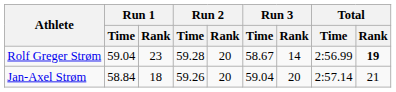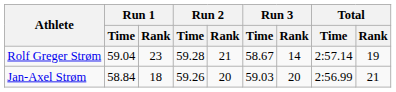(225, 56) 20 -> (225, 56) 21
(334, 56) 2:56.99 -> (334, 56) 2:57.14
(373, 56) bold -> (373, 56) normal
(260, 77) 59.04 -> (260, 77) 59.03
(334, 77) 2:57.14 -> (334, 77) 2:56.99
